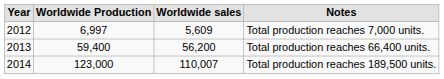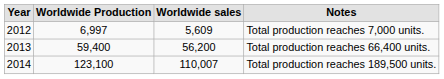(94, 64) 123,000 -> (94, 64) 123,100
